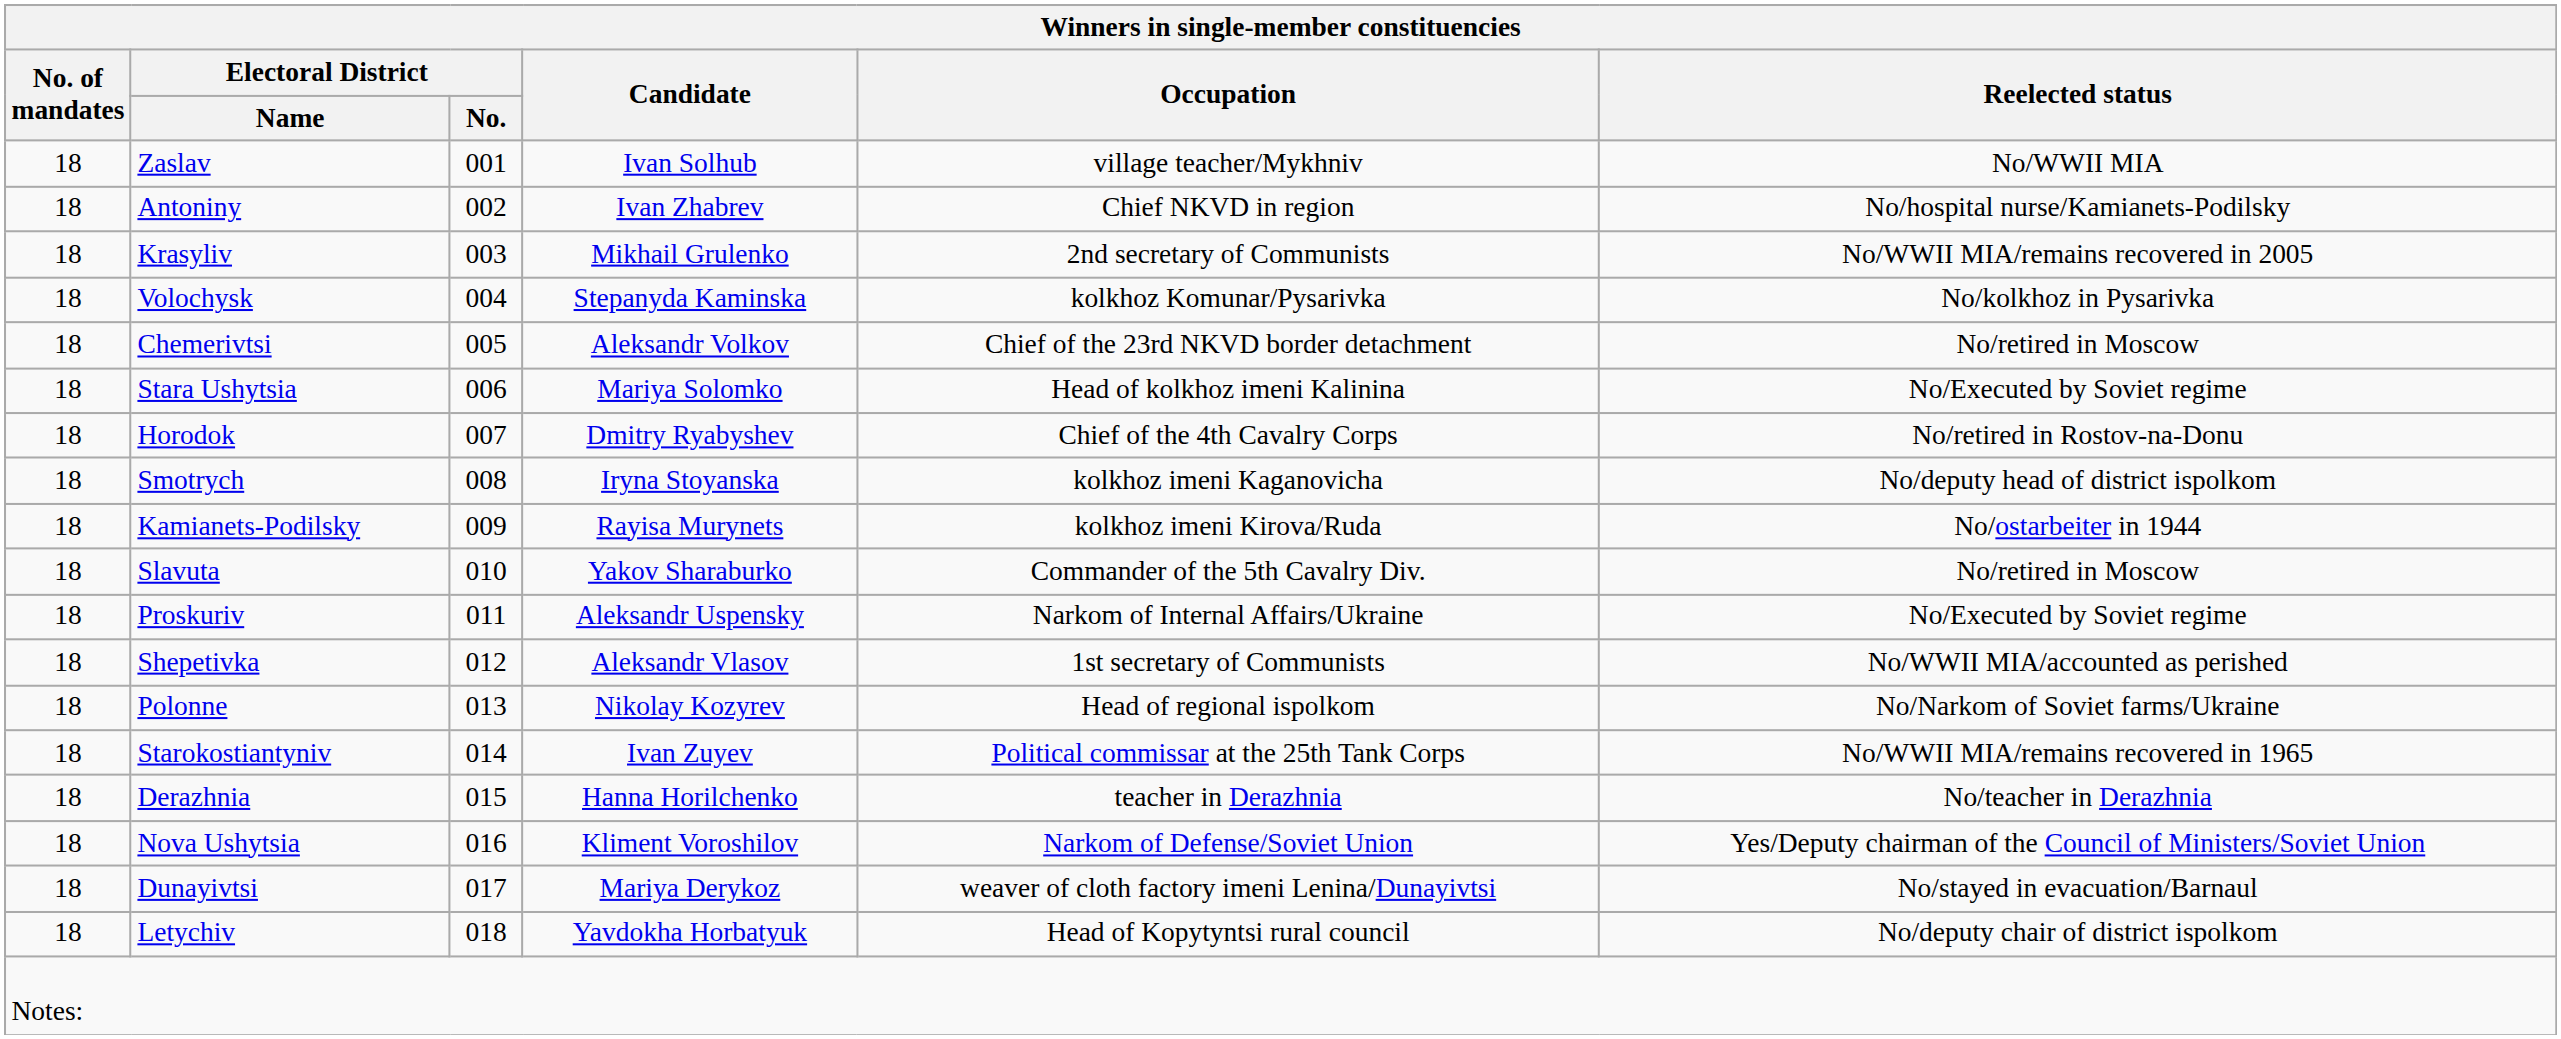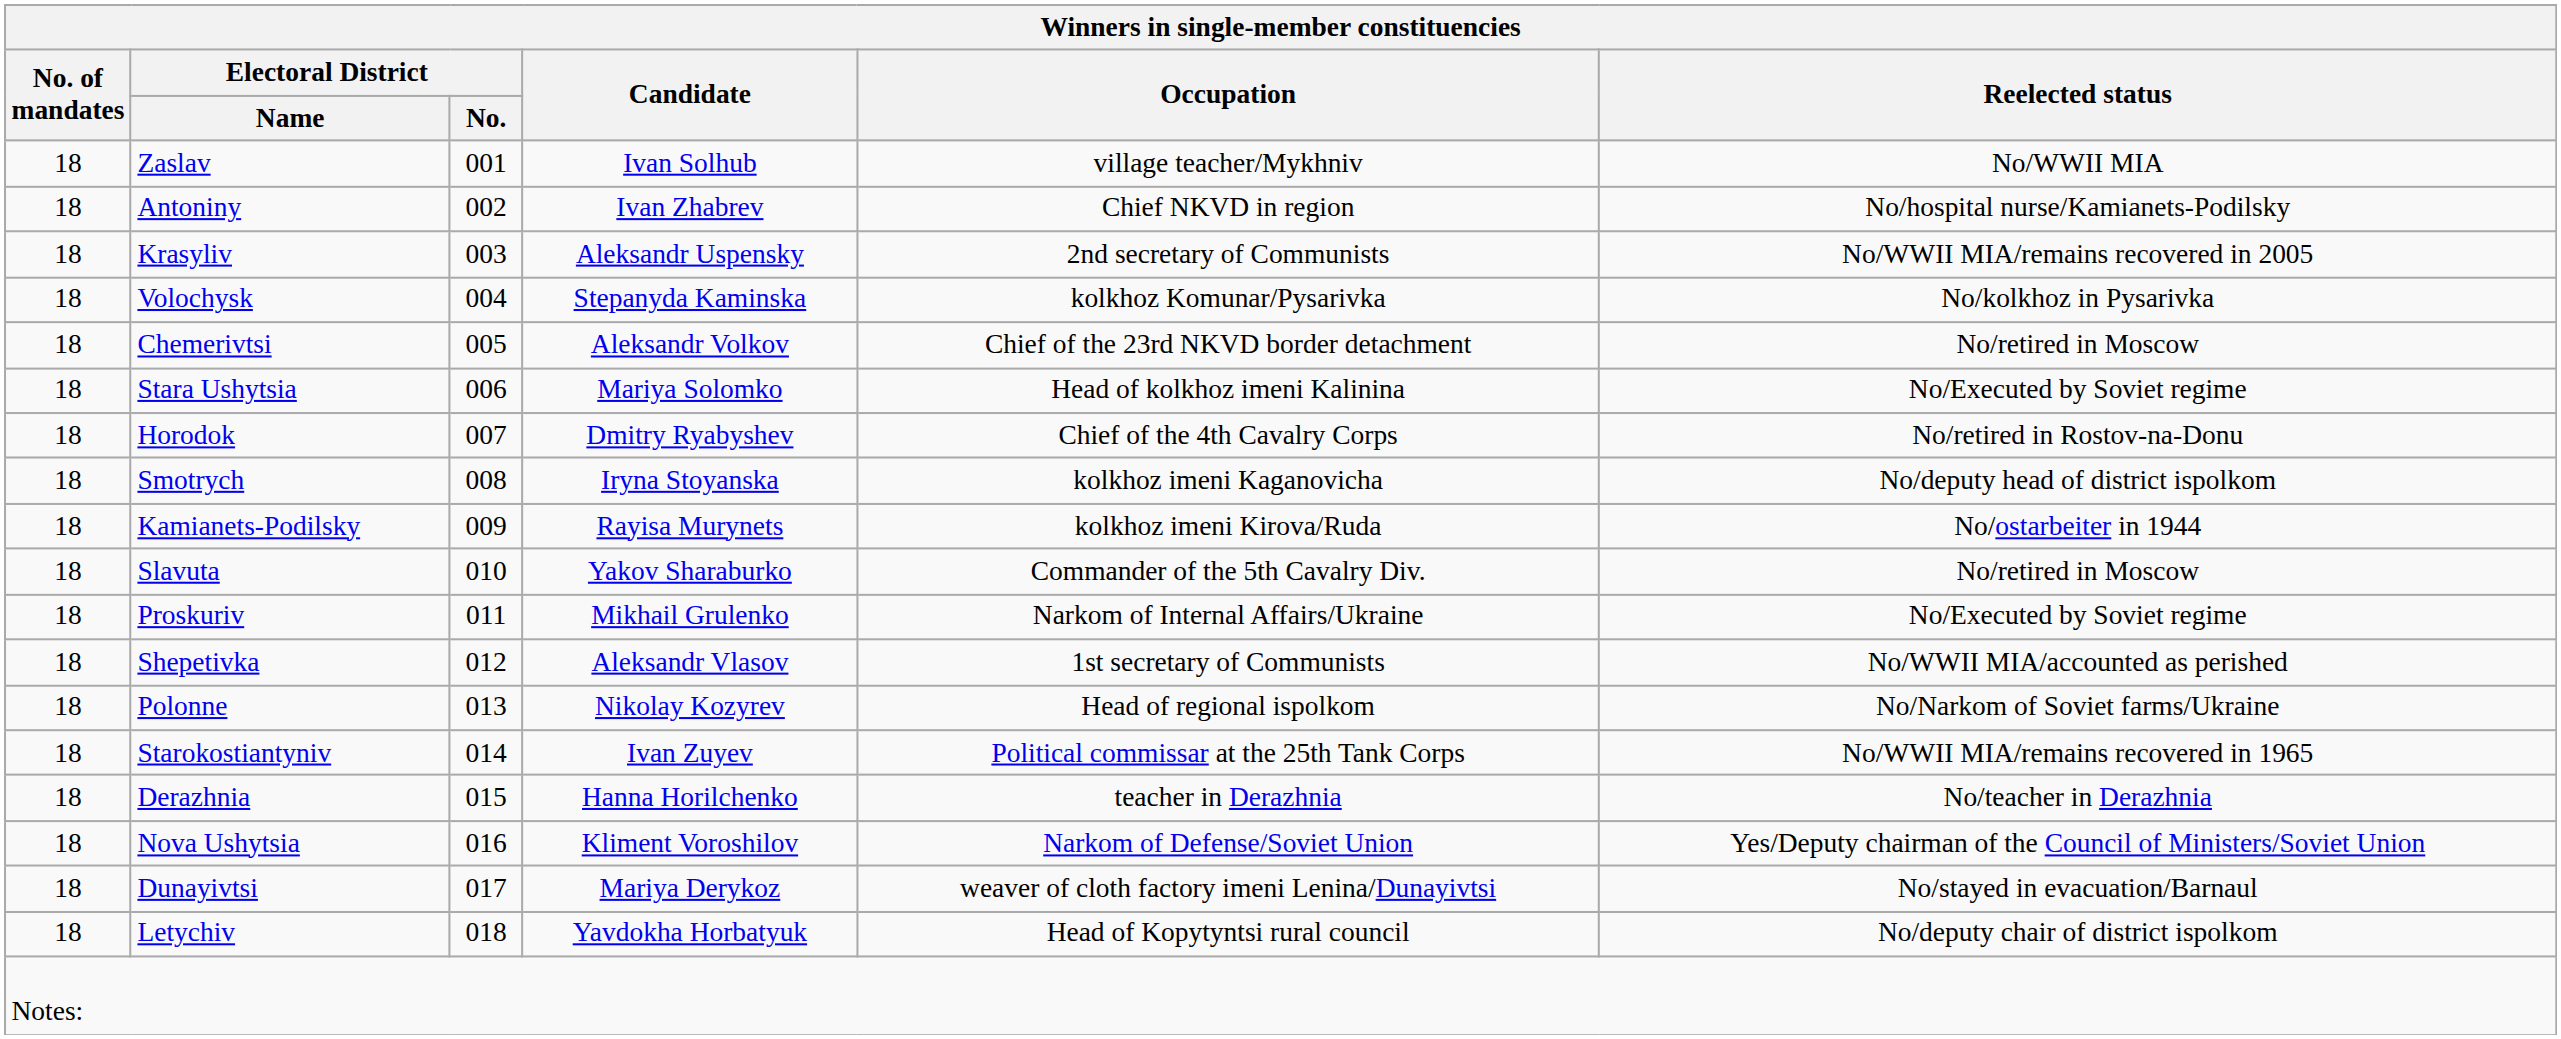(690, 253) Mikhail Grulenko -> (690, 253) Aleksandr Uspensky
(690, 615) Aleksandr Uspensky -> (690, 615) Mikhail Grulenko
